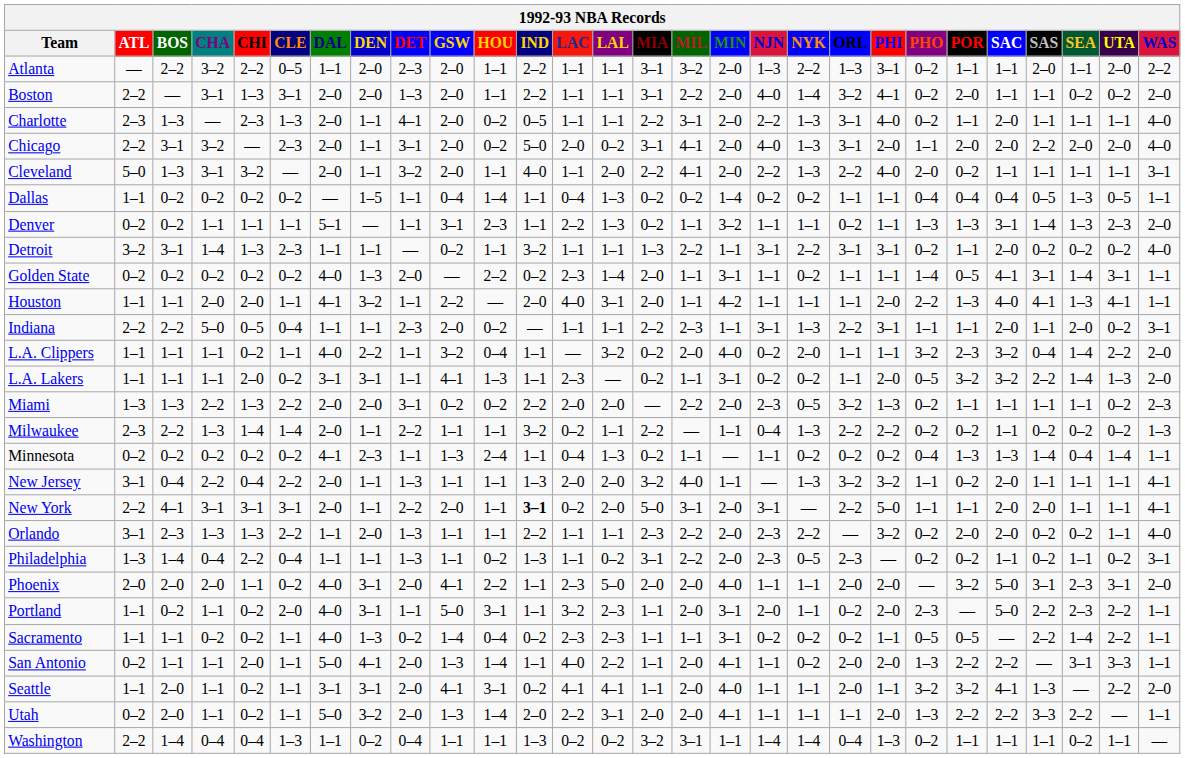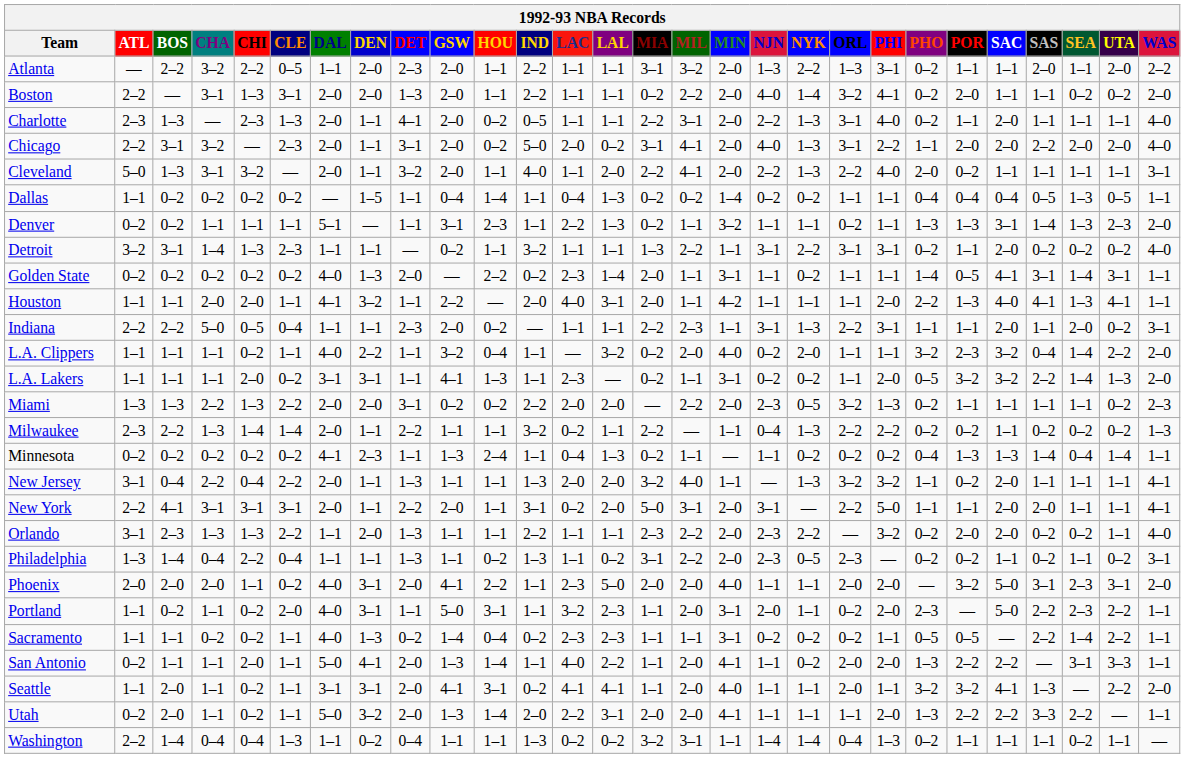(652, 95) 3–1 -> (652, 95) 0–2
(888, 146) 2–0 -> (888, 146) 2–2
(535, 508) bold -> (535, 508) normal
